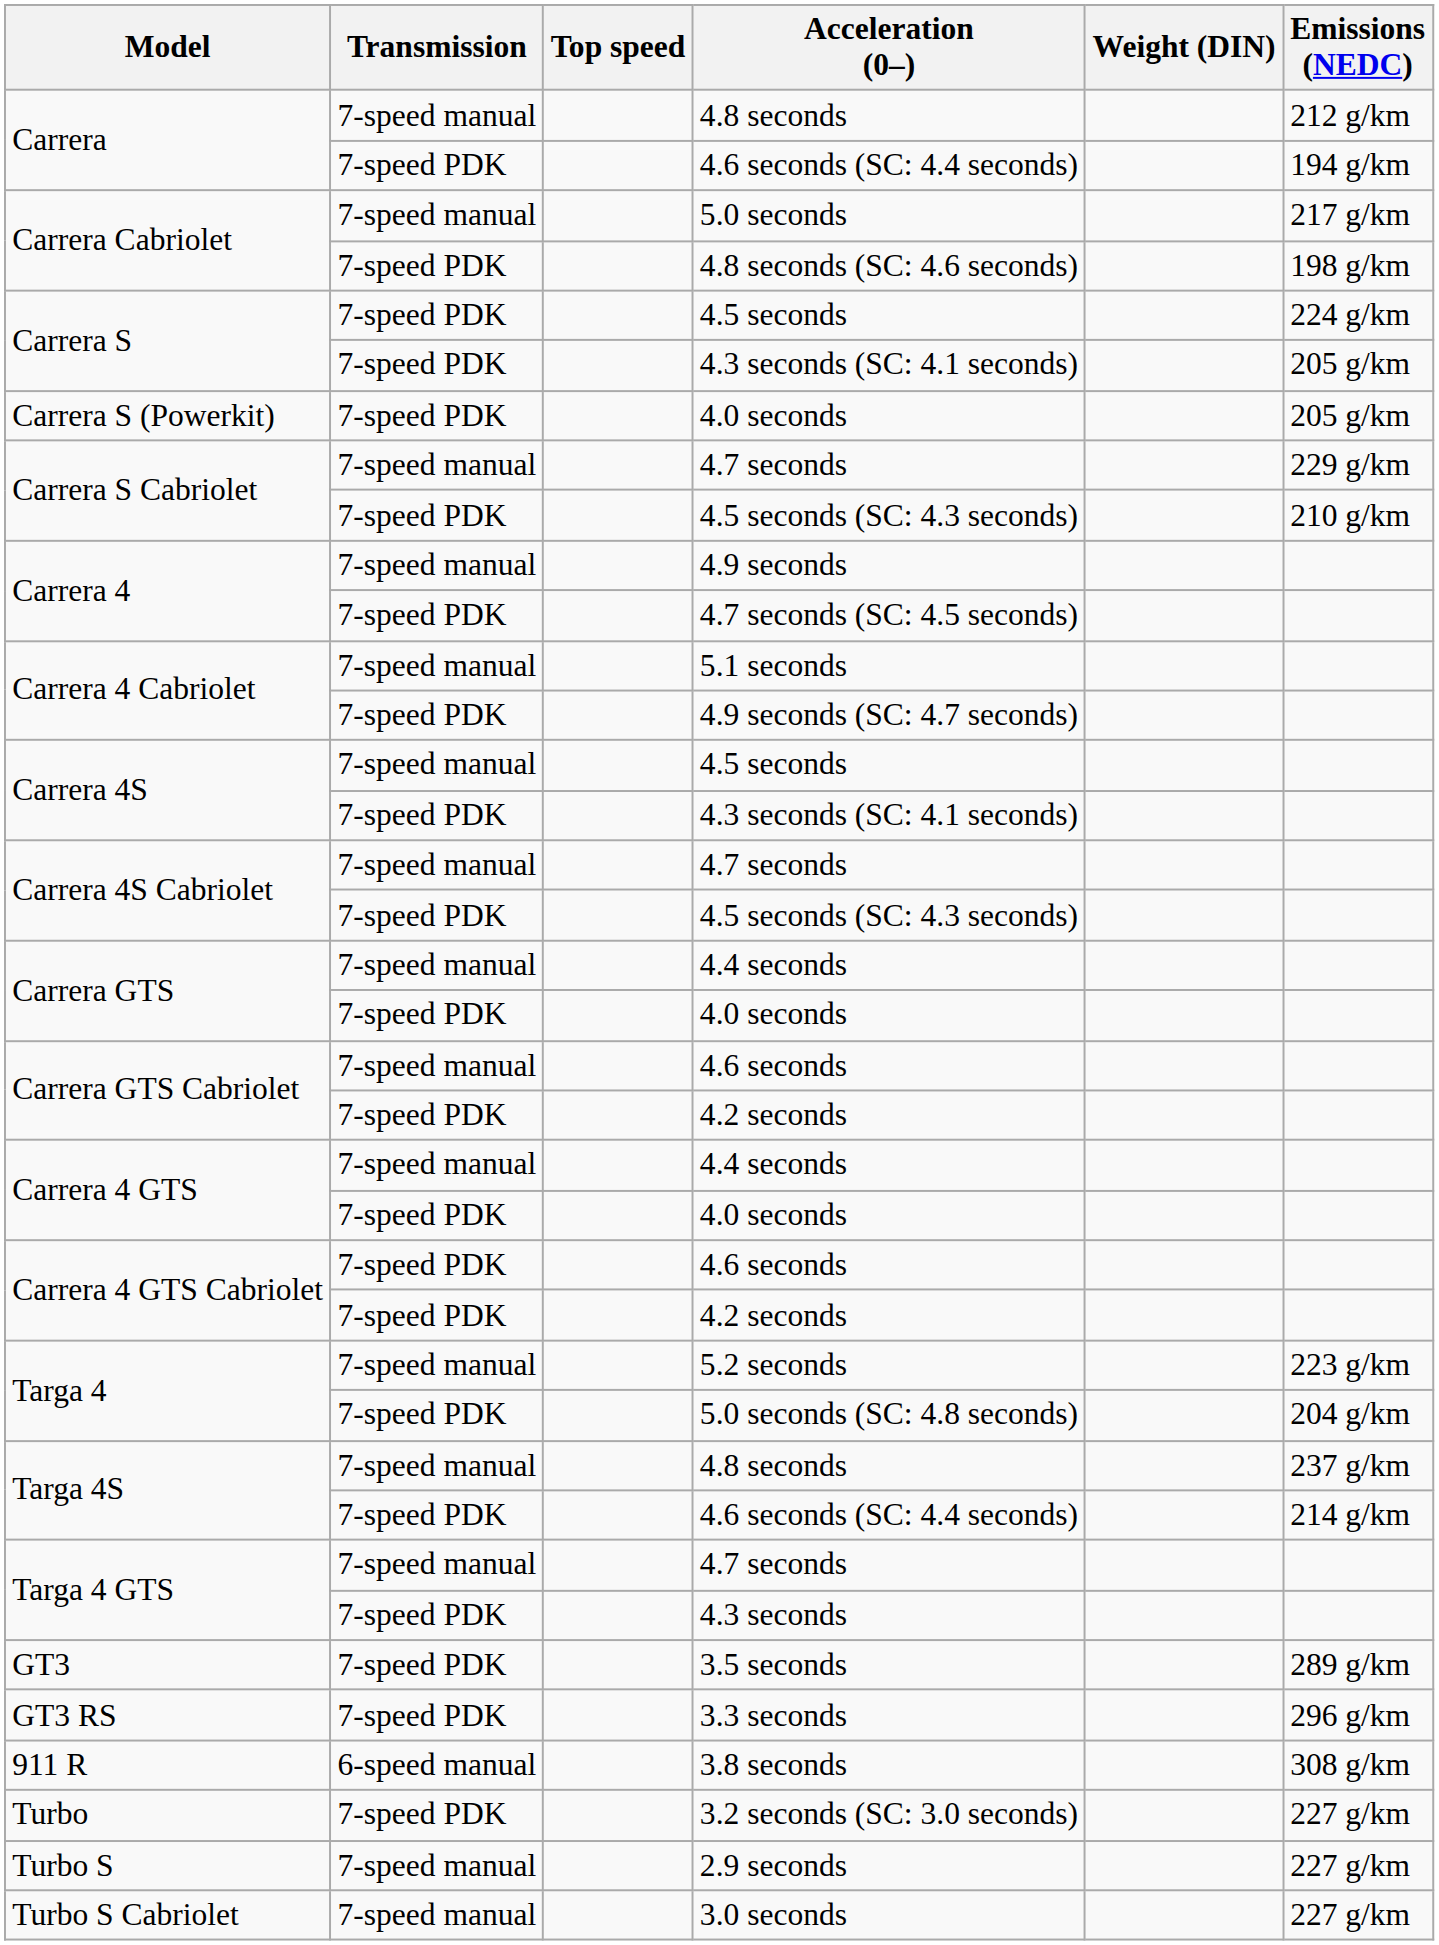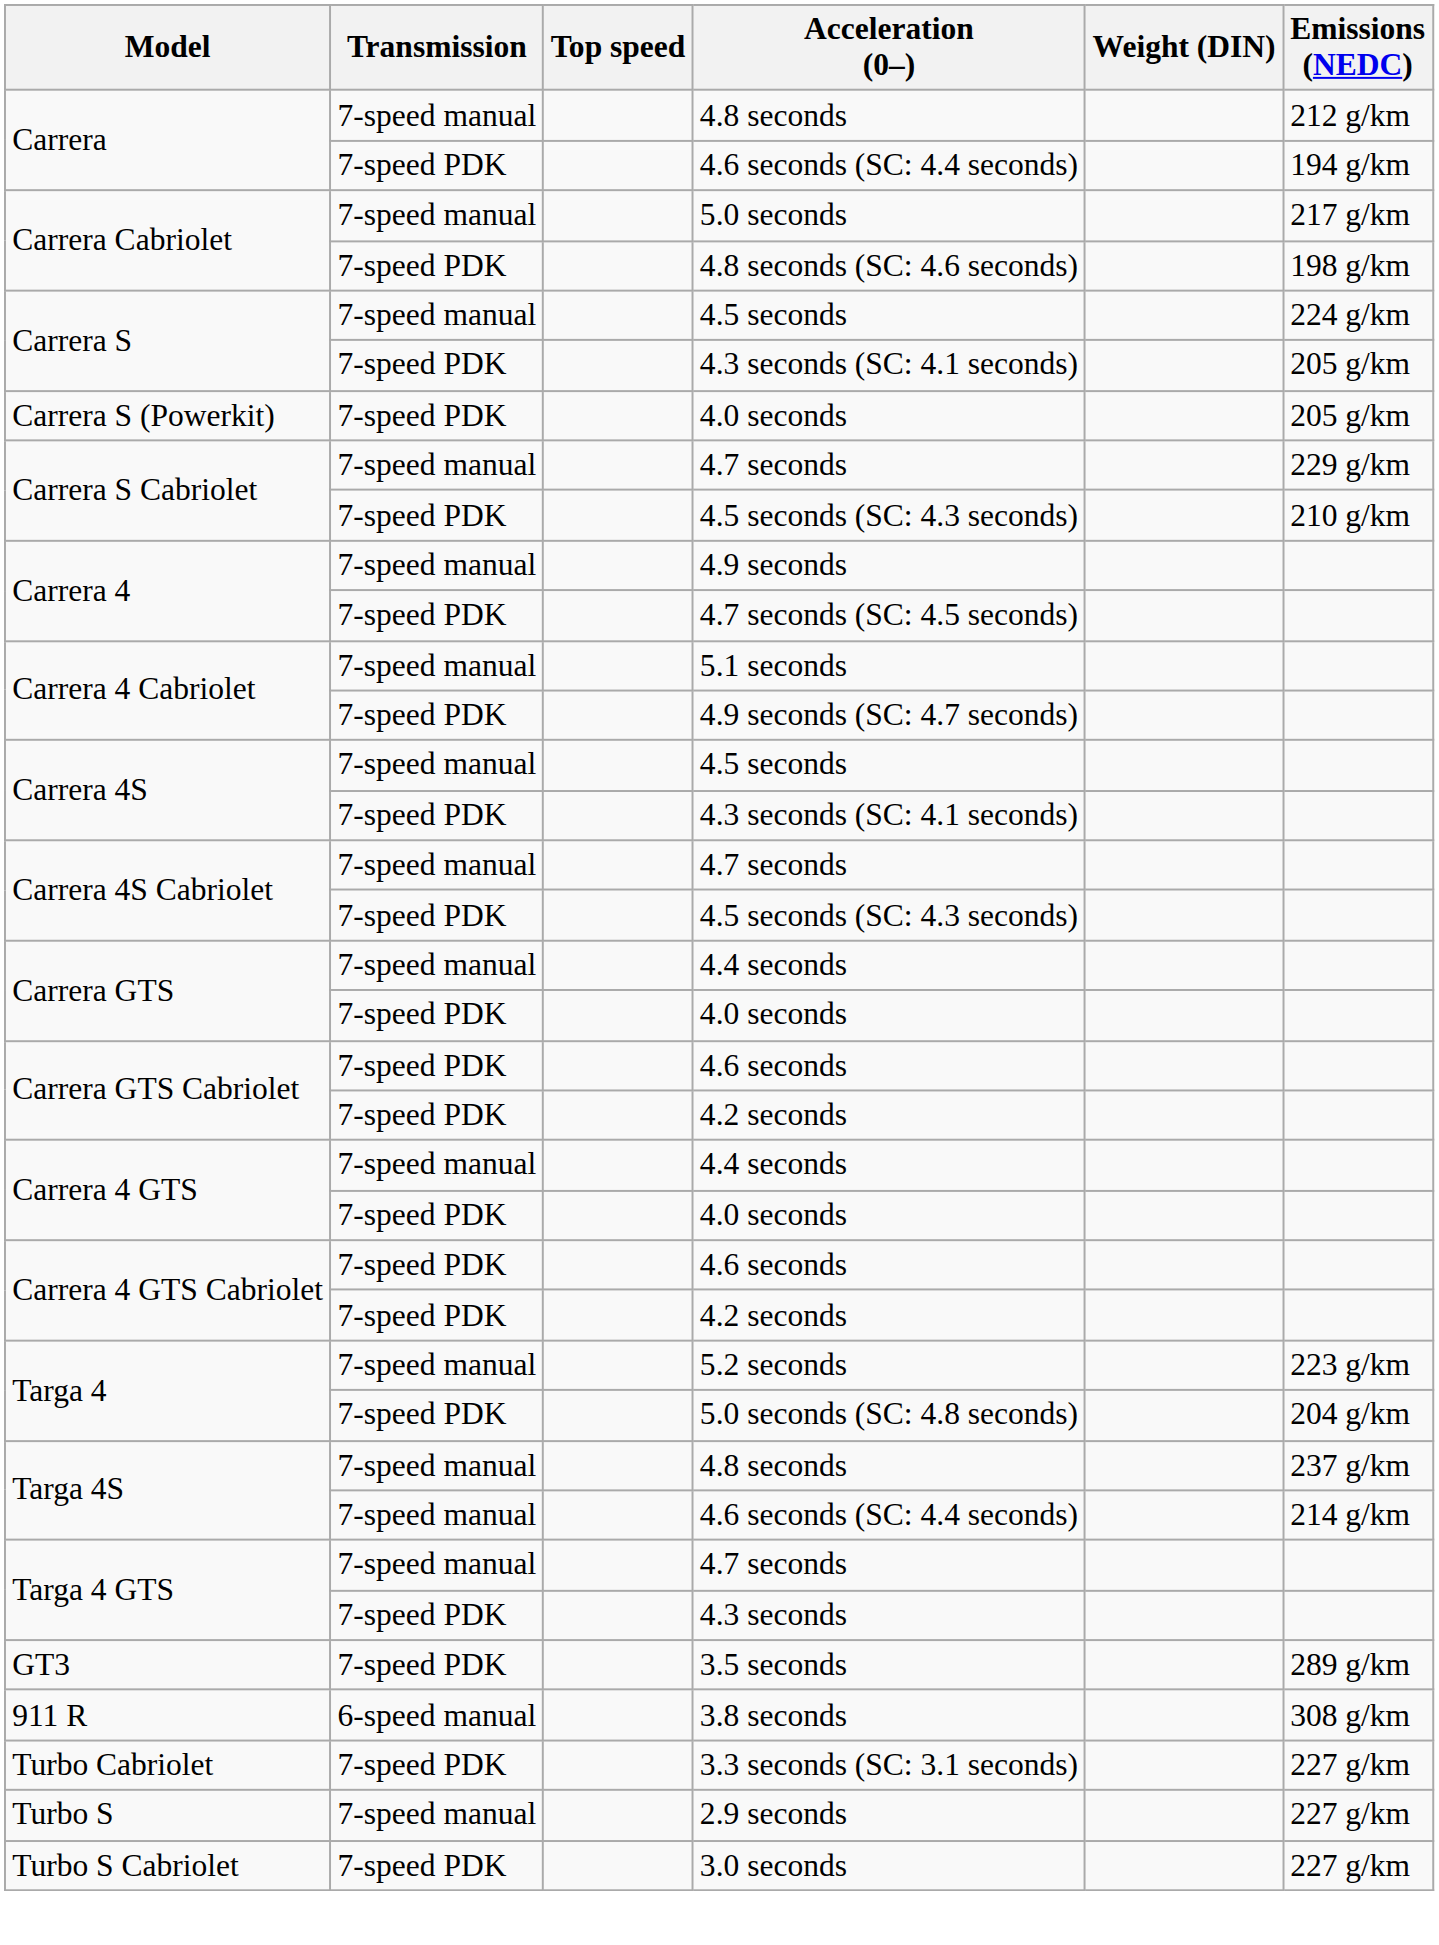(422, 314) 7-speed PDK -> (437, 314) 7-speed manual
(437, 1064) 7-speed manual -> (422, 1064) 7-speed PDK
(422, 1514) 7-speed PDK -> (437, 1514) 7-speed manual
- row: (64, 1714)
- row: (50, 1814)
+ row: (113, 1764)
(437, 1914) 7-speed manual -> (422, 1864) 7-speed PDK
